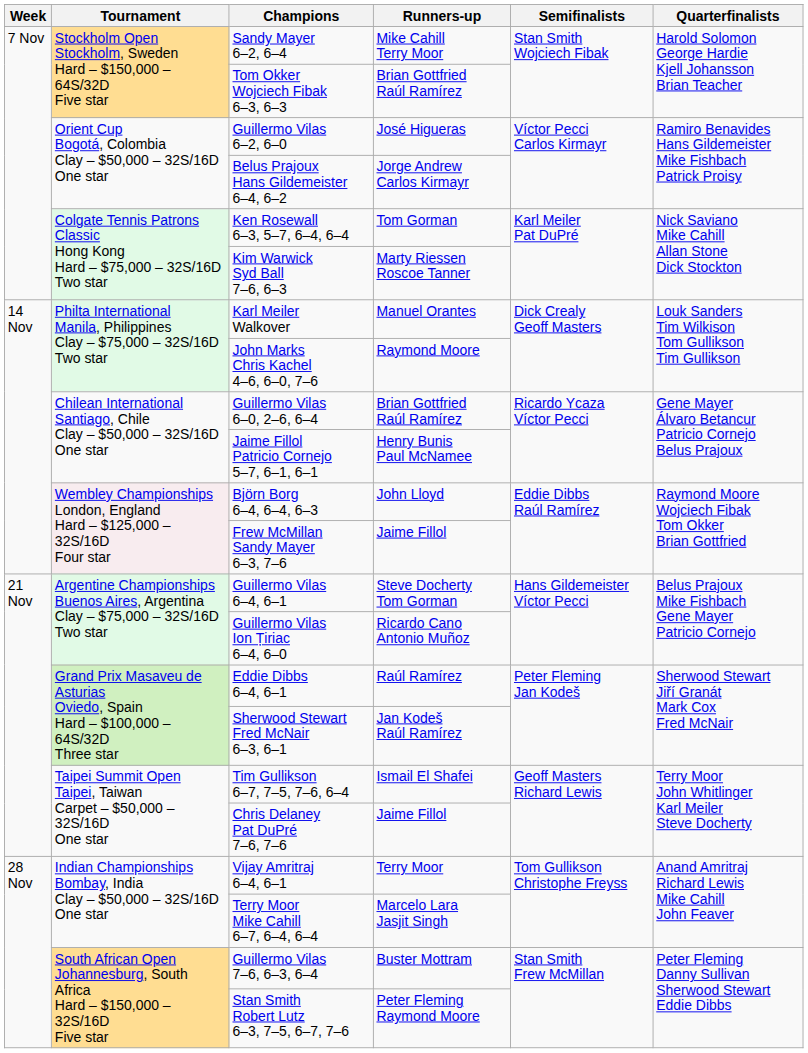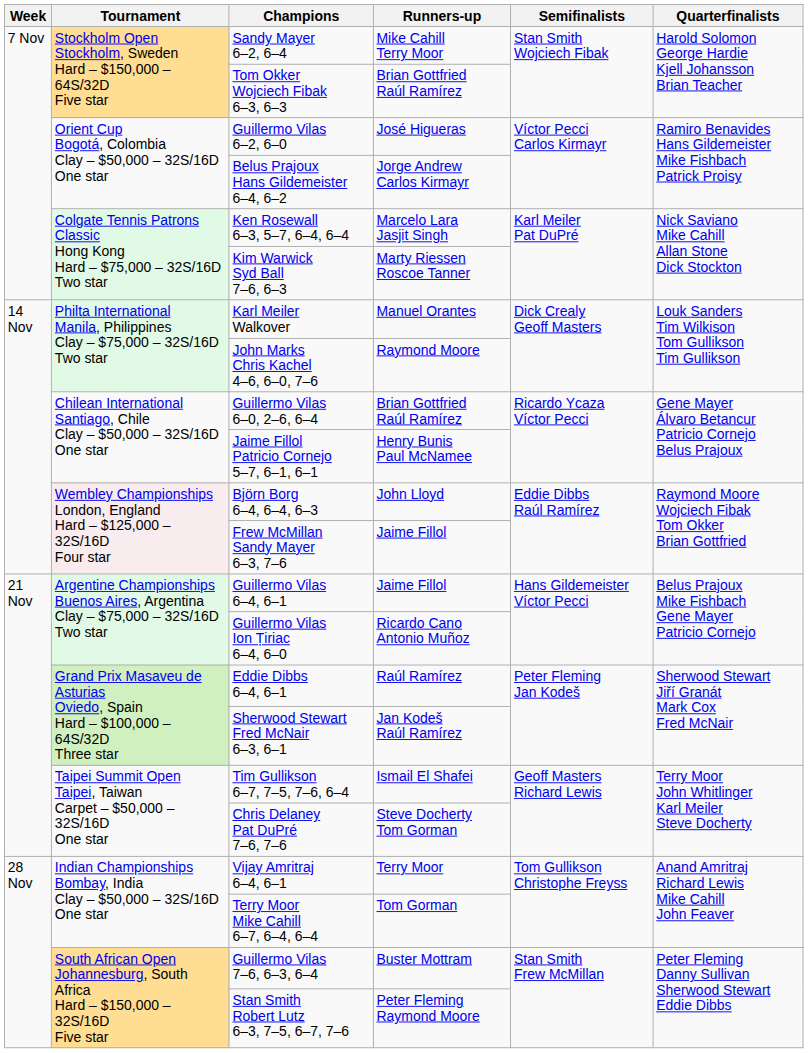(417, 220) Tom Gorman -> (417, 228) Marcelo Lara Jasjit Singh
(424, 593) Steve Docherty Tom Gorman -> (411, 585) Jaime Fillol
(411, 814) Jaime Fillol -> (424, 822) Steve Docherty Tom Gorman
(417, 913) Marcelo Lara Jasjit Singh -> (417, 906) Tom Gorman
